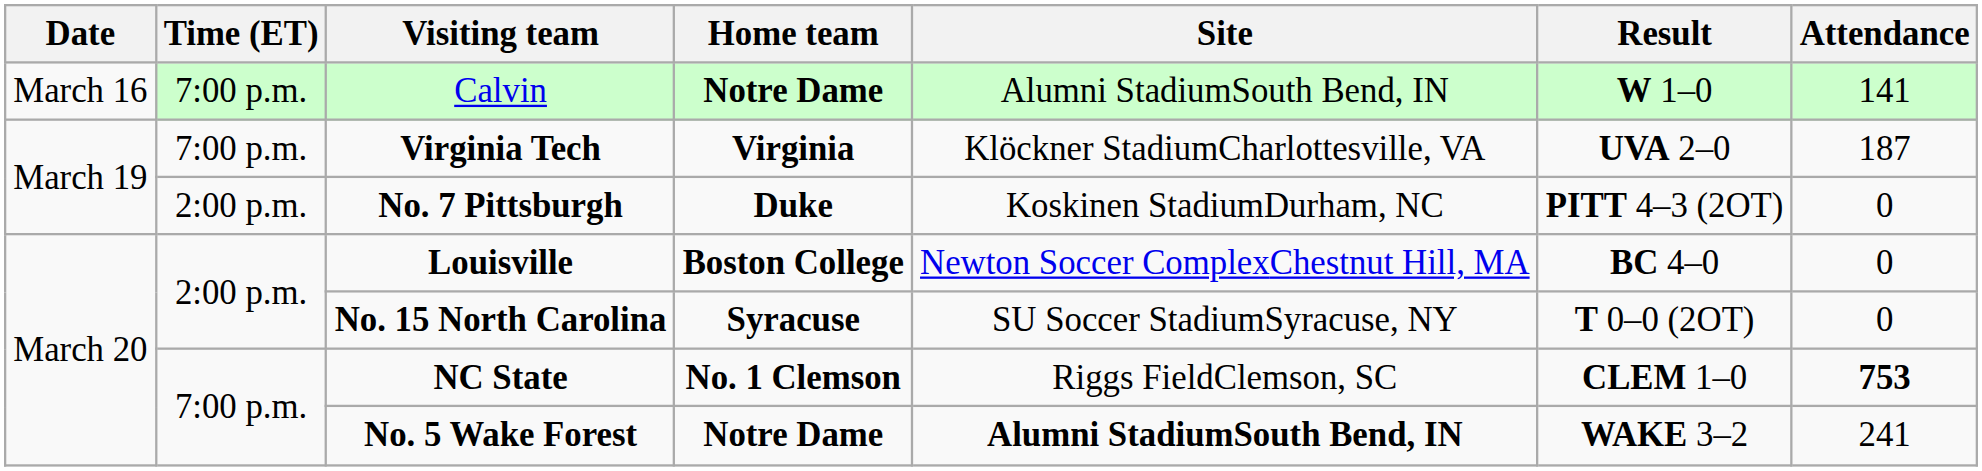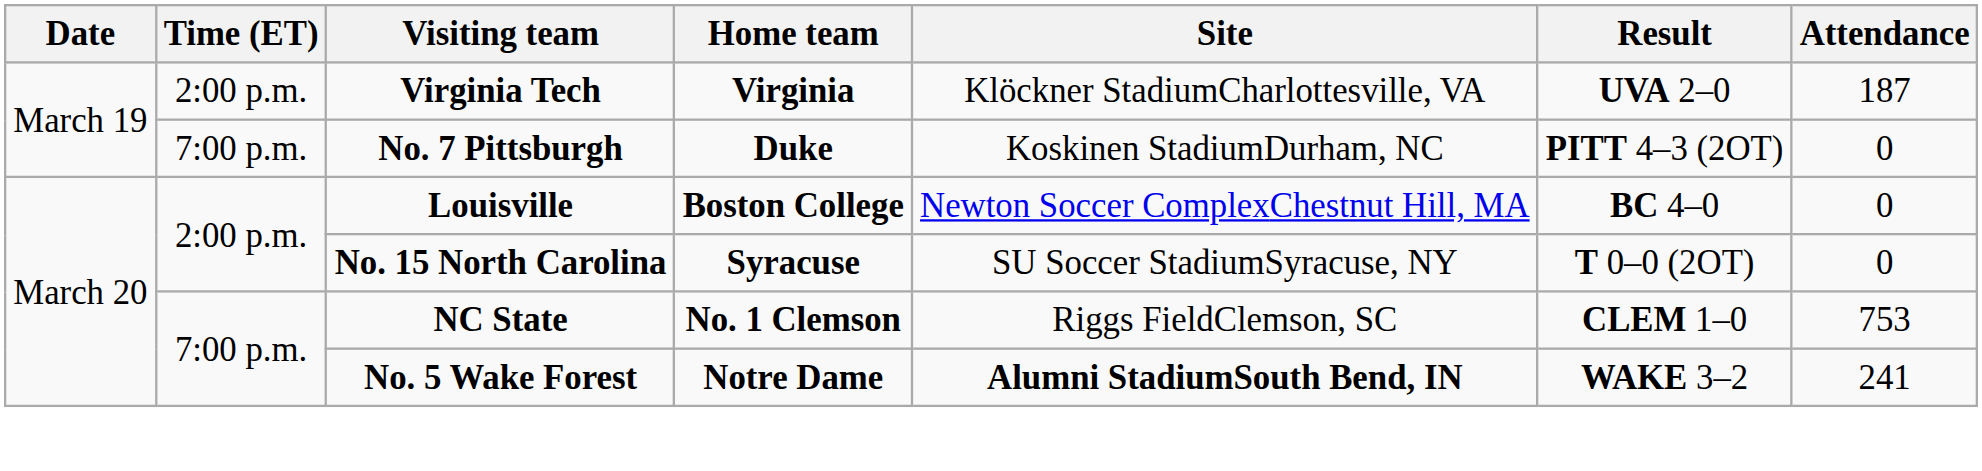- row: (501, 90)
(241, 148) 7:00 p.m. -> (241, 90) 2:00 p.m.
(241, 205) 2:00 p.m. -> (241, 148) 7:00 p.m.
(1885, 377) bold -> (1885, 320) normal
